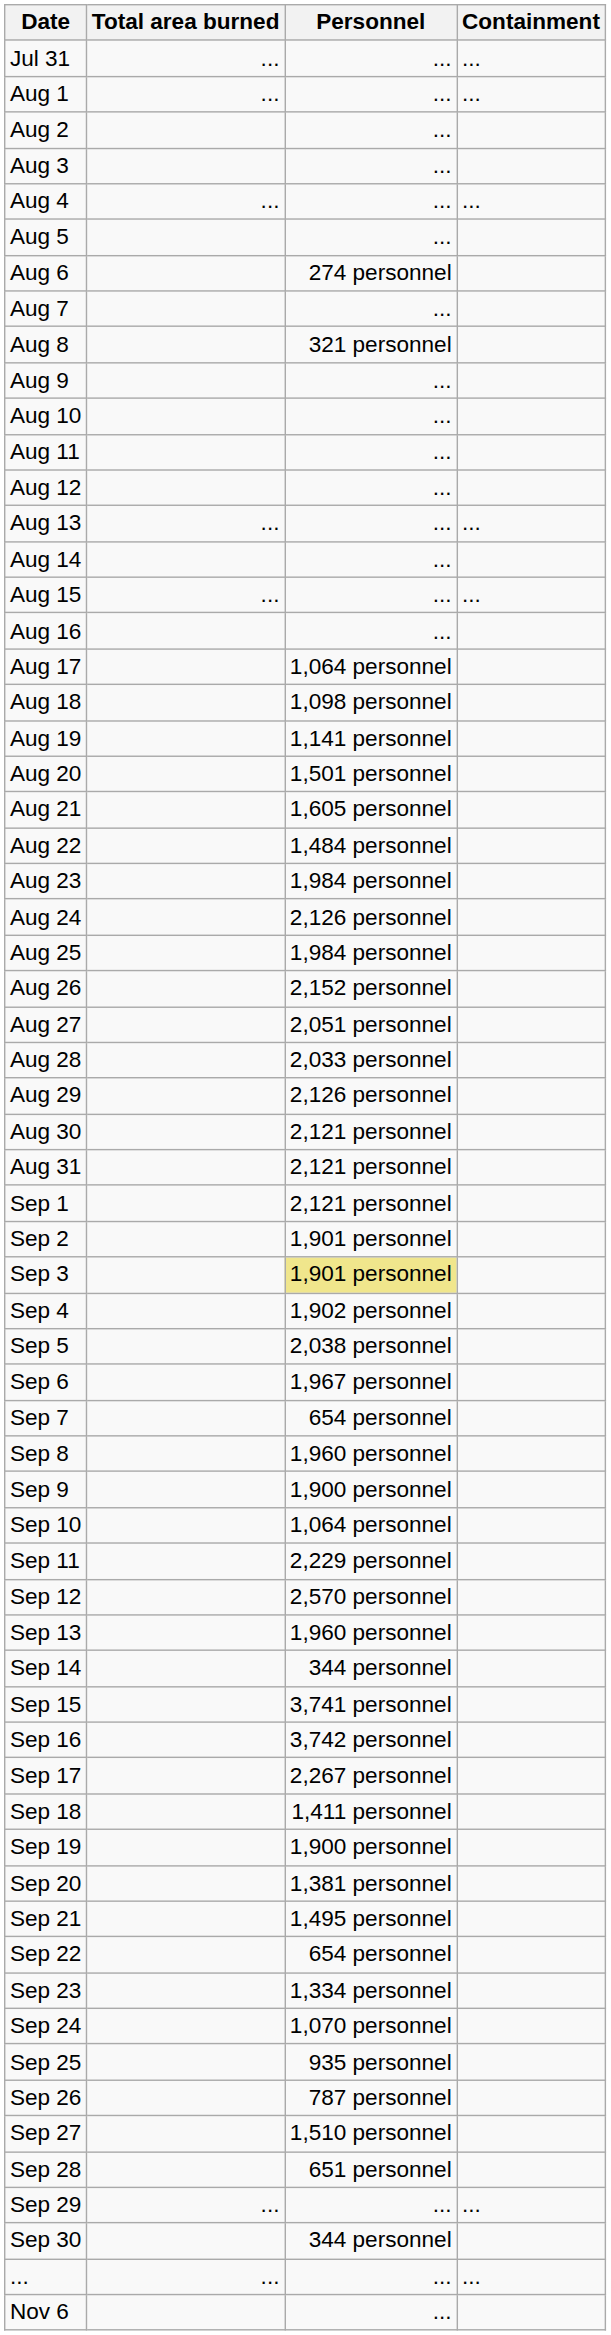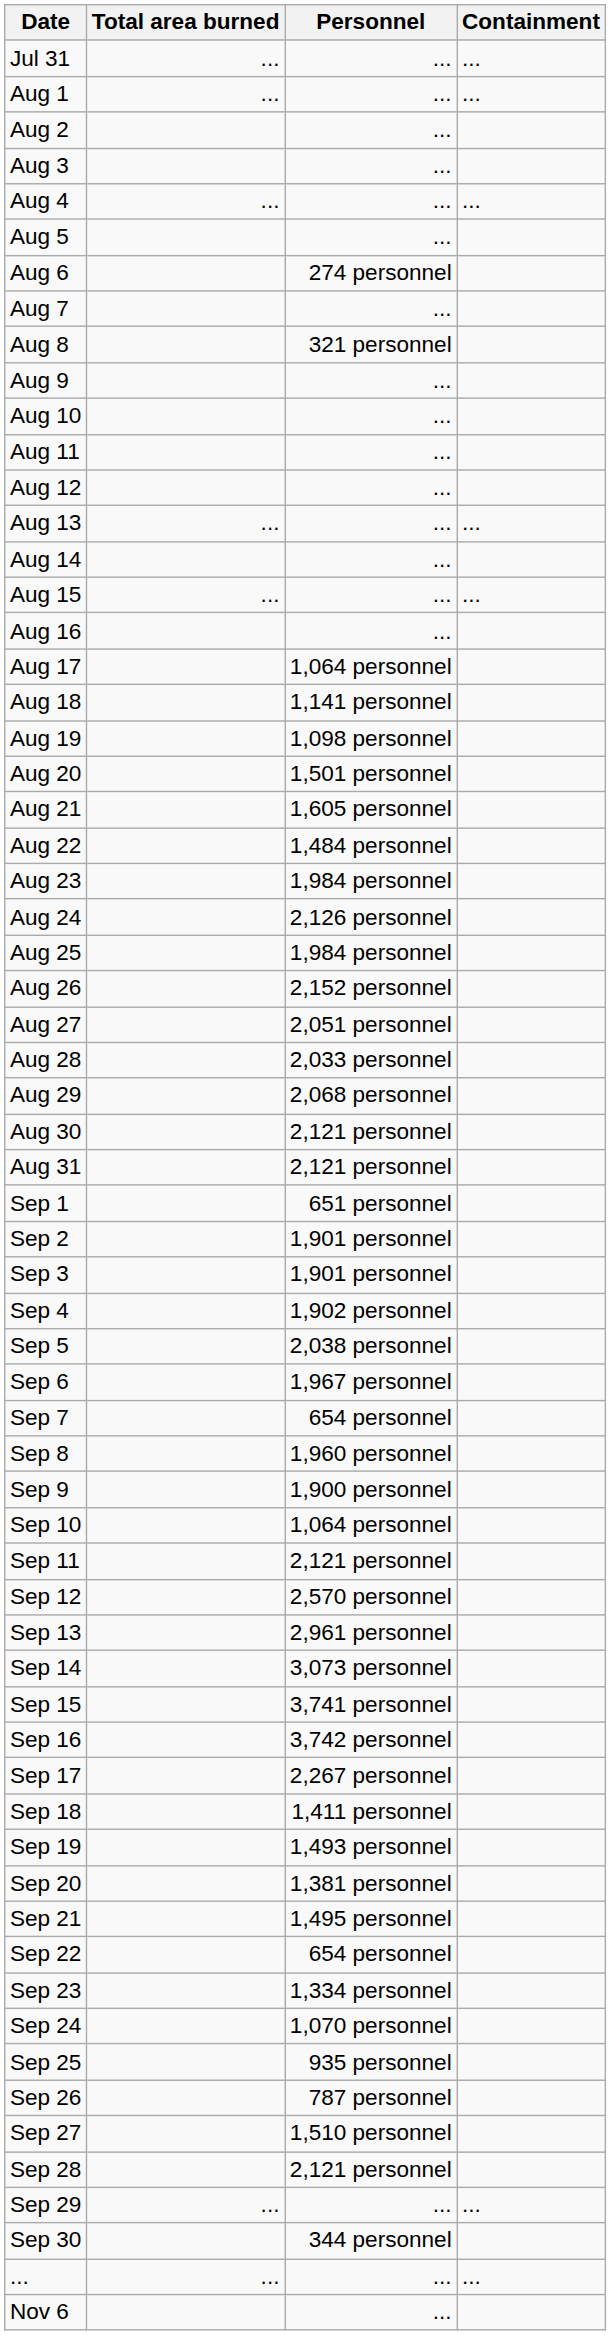(371, 702) 1,098 personnel -> (371, 702) 1,141 personnel
(371, 737) 1,141 personnel -> (371, 737) 1,098 personnel
(371, 1095) 2,126 personnel -> (371, 1095) 2,068 personnel
(371, 1203) 2,121 personnel -> (380, 1203) 651 personnel
(371, 1274) khaki background -> (371, 1274) no background
(371, 1560) 2,229 personnel -> (371, 1560) 2,121 personnel
(371, 1632) 1,960 personnel -> (371, 1632) 2,961 personnel
(380, 1668) 344 personnel -> (371, 1668) 3,073 personnel
(371, 1847) 1,900 personnel -> (371, 1847) 1,493 personnel
(380, 2169) 651 personnel -> (371, 2169) 2,121 personnel
